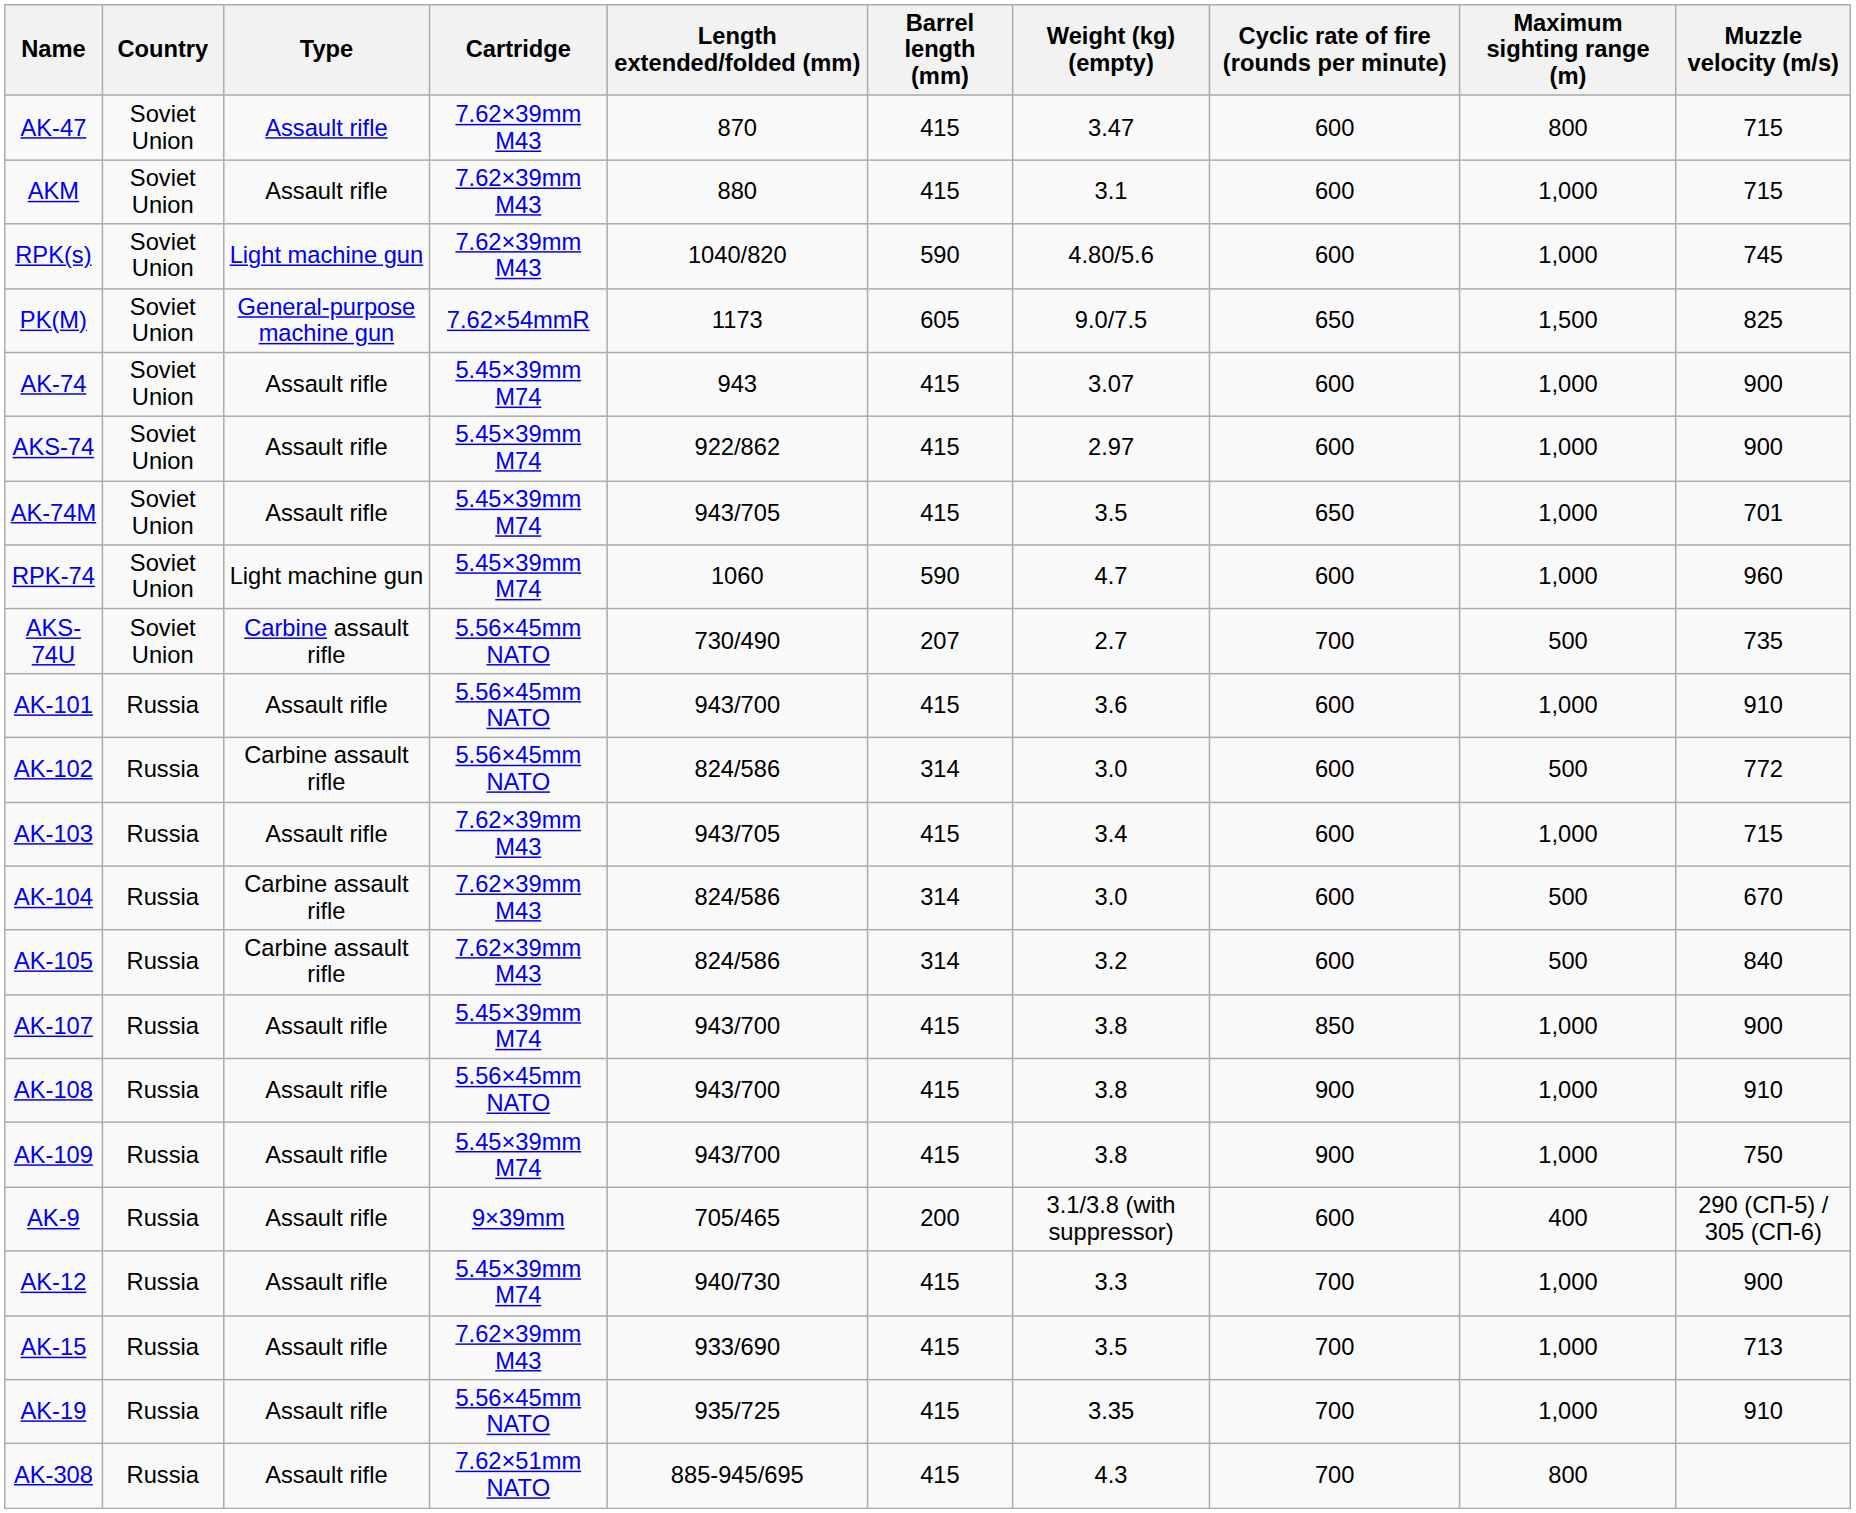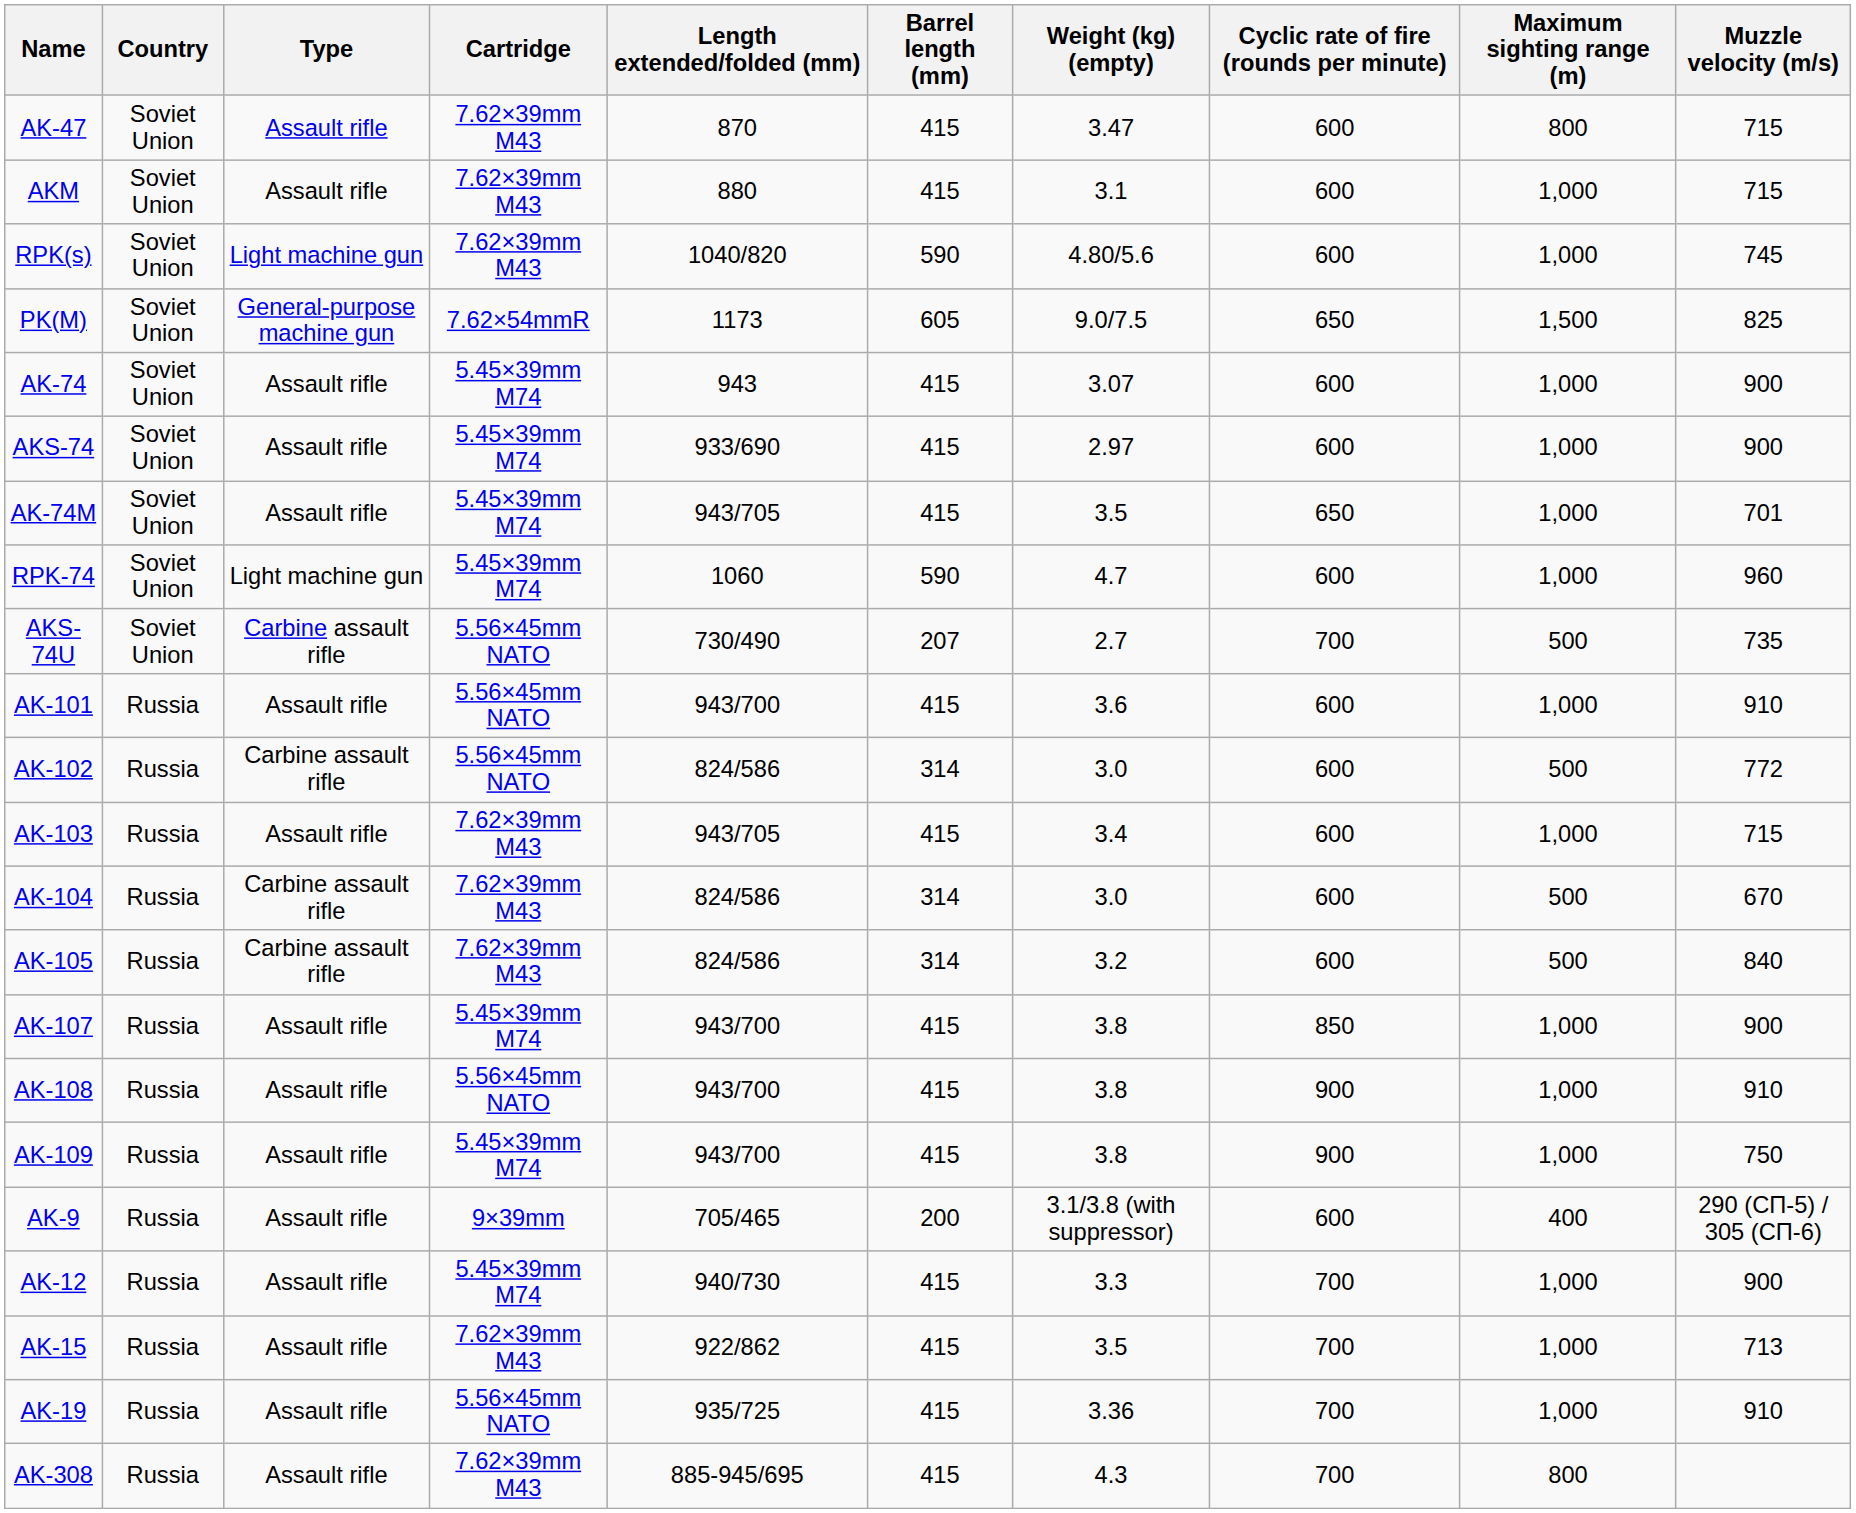(737, 448) 922/862 -> (737, 448) 933/690
(737, 1347) 933/690 -> (737, 1347) 922/862
(1111, 1411) 3.35 -> (1111, 1411) 3.36
(518, 1475) 7.62×51mm NATO -> (518, 1475) 7.62×39mm M43
